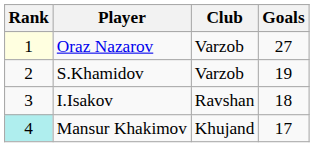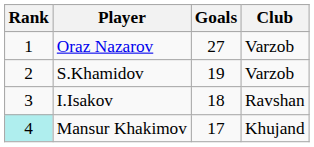columns swapped: (225, 18) <-> (283, 18)
(29, 45) lightyellow background -> (29, 45) no background
